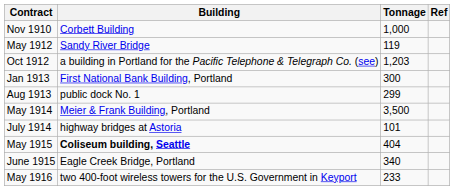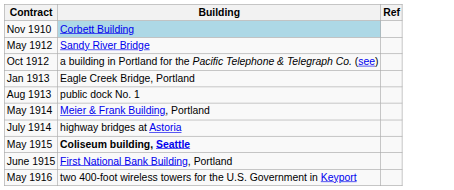- column: (405, 12)
(97, 29) no background -> (97, 29) lightblue background
(146, 78) First National Bank Building, Portland -> (127, 78) Eagle Creek Bridge, Portland
(127, 161) Eagle Creek Bridge, Portland -> (146, 161) First National Bank Building, Portland
